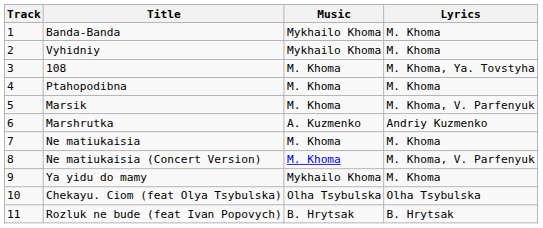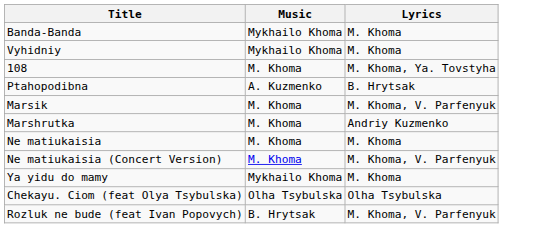- column: (24, 14)
(314, 86) M. Khoma -> (285, 86) A. Kuzmenko
(413, 86) M. Khoma -> (381, 86) B. Hrytsak
(324, 123) A. Kuzmenko -> (275, 123) M. Khoma
(420, 214) B. Hrytsak -> (422, 214) M. Khoma, V. Parfenyuk
